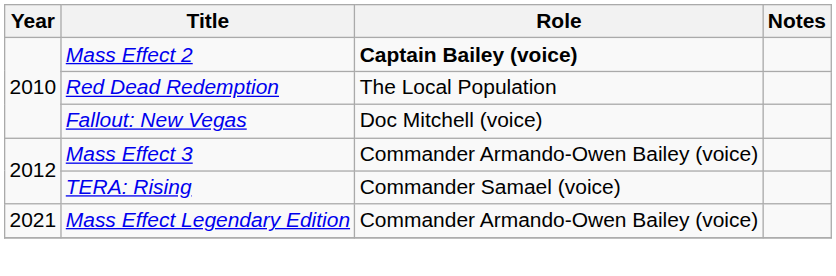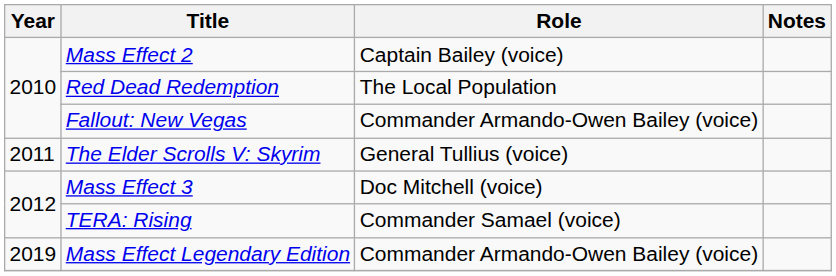(469, 54) bold -> (462, 54) normal
(451, 120) Doc Mitchell (voice) -> (559, 120) Commander Armando-Owen Bailey (voice)
+ row: (193, 154)
(559, 154) Commander Armando-Owen Bailey (voice) -> (451, 187) Doc Mitchell (voice)
(33, 220) 2021 -> (33, 253) 2019
